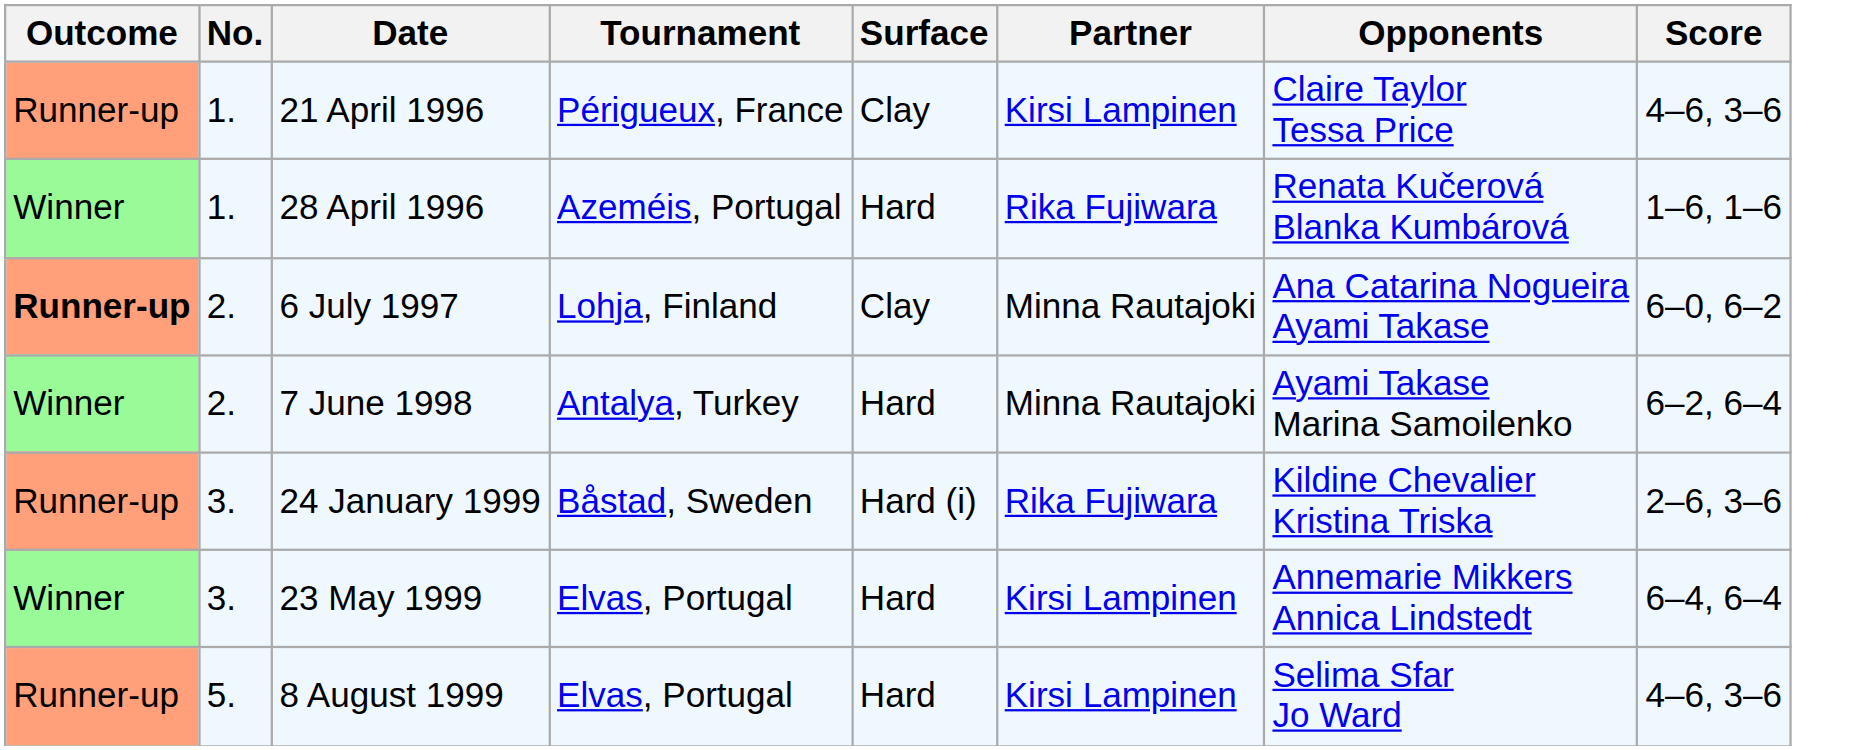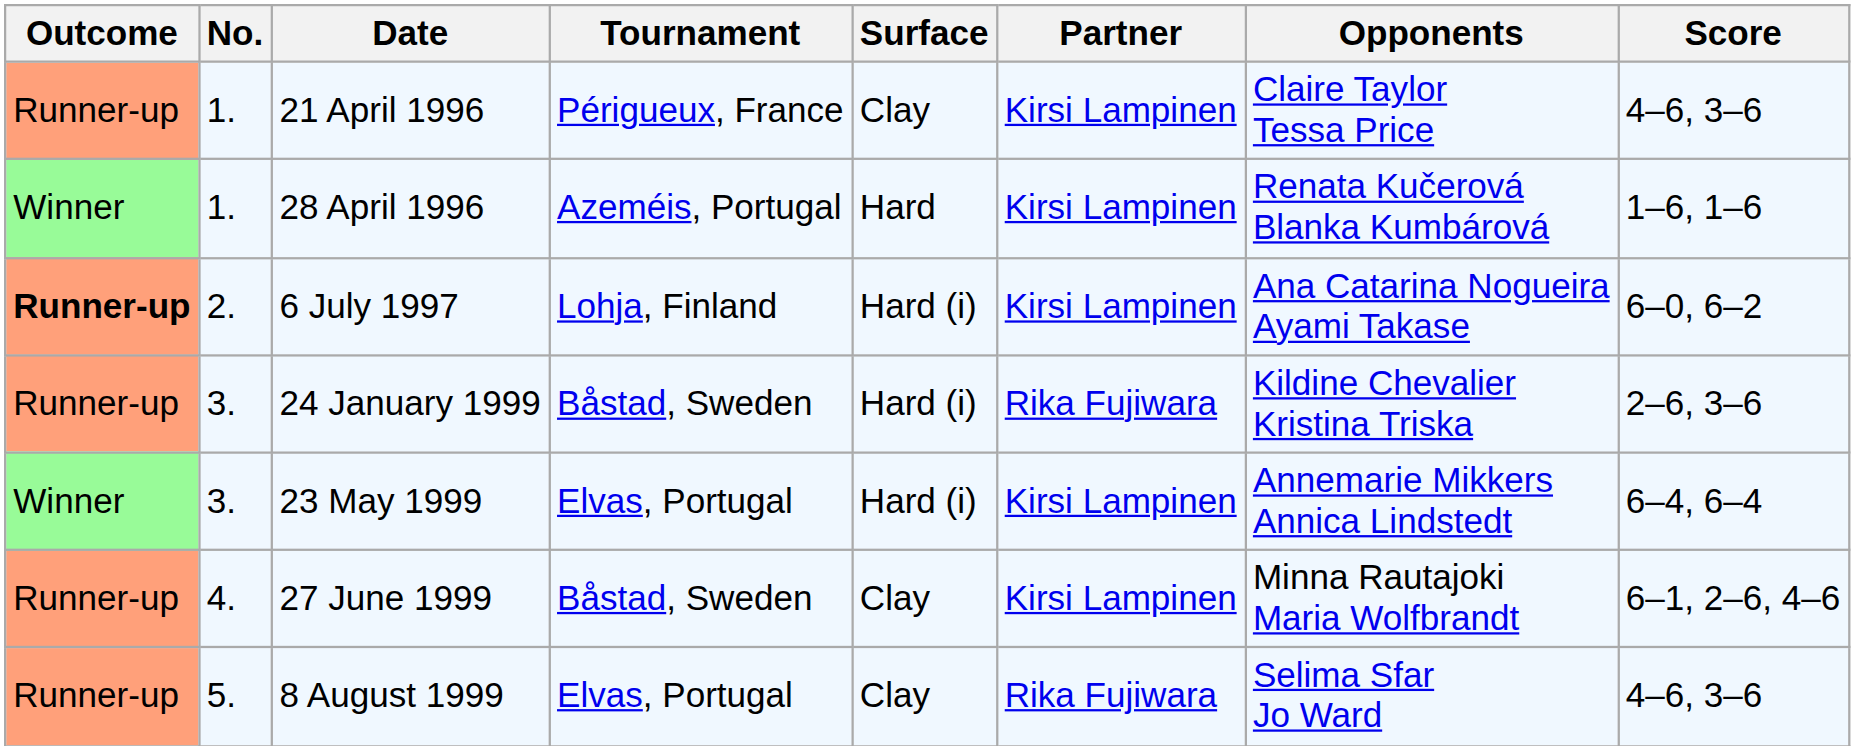(1111, 207) Rika Fujiwara -> (1121, 207) Kirsi Lampinen
(895, 304) Clay -> (918, 304) Hard (i)
(1130, 304) Minna Rautajoki -> (1121, 304) Kirsi Lampinen
- row: (376, 402)
(898, 597) Hard -> (918, 500) Hard (i)
+ row: (386, 597)
(898, 695) Hard -> (895, 695) Clay
(1121, 695) Kirsi Lampinen -> (1111, 695) Rika Fujiwara
